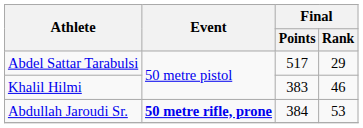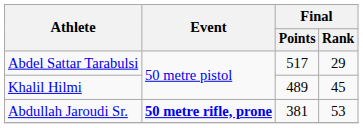(297, 87) 383 -> (297, 87) 489
(338, 87) 46 -> (338, 87) 45
(297, 111) 384 -> (297, 111) 381
